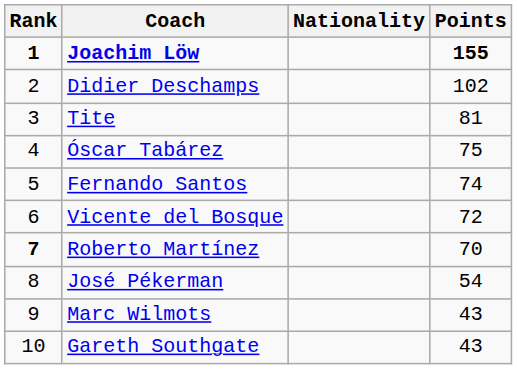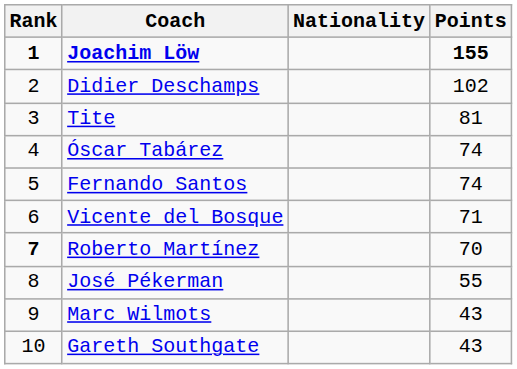(471, 152) 75 -> (471, 152) 74
(471, 217) 72 -> (471, 217) 71
(471, 282) 54 -> (471, 282) 55
